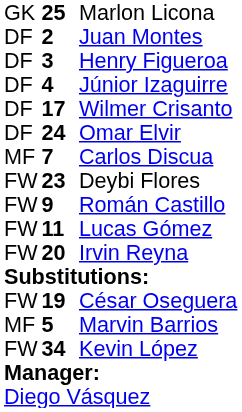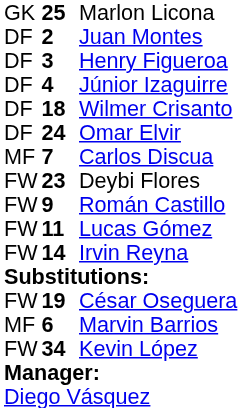(54, 108) 17 -> (54, 108) 18
(54, 252) 20 -> (54, 252) 14
(48, 324) 5 -> (48, 324) 6
